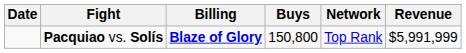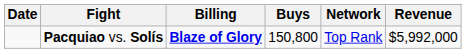(423, 37) $5,991,999 -> (423, 37) $5,992,000
